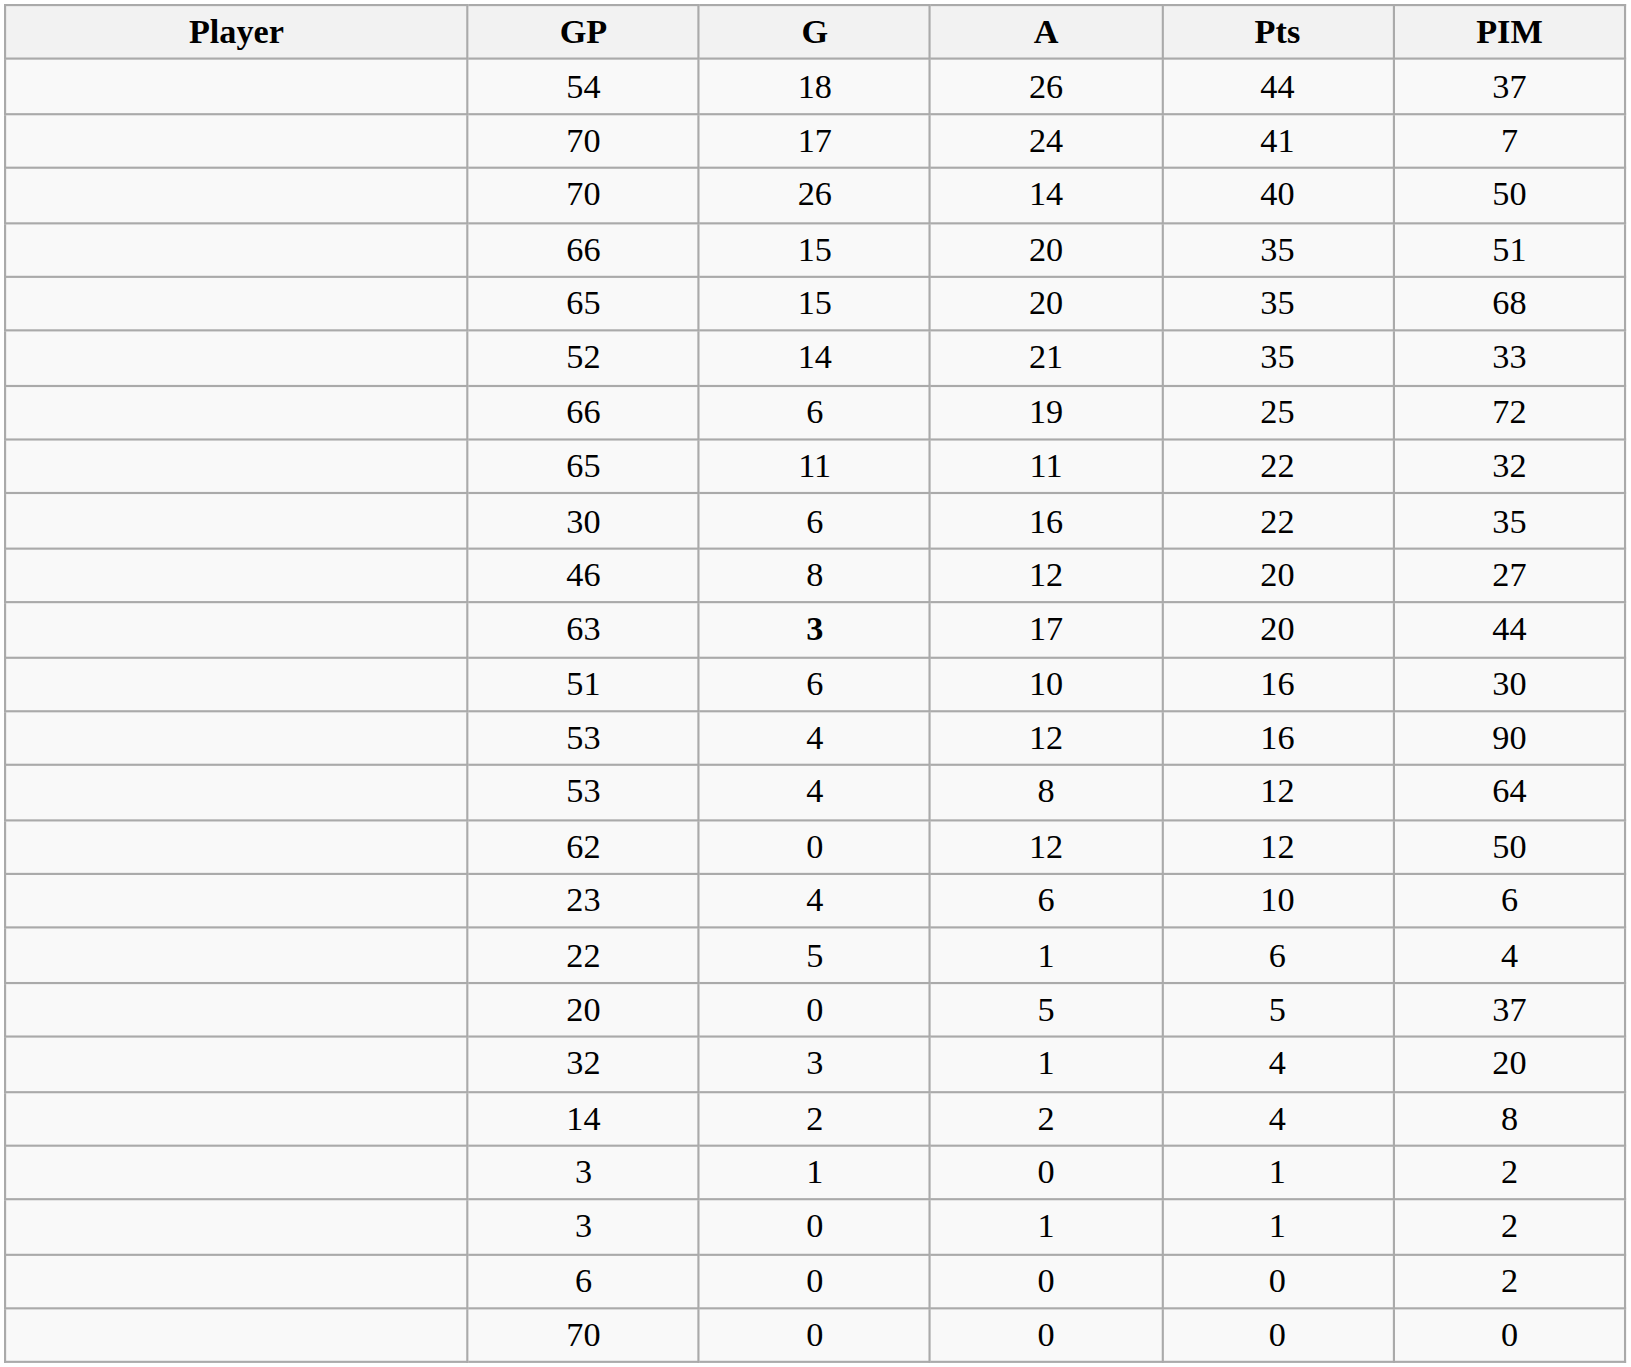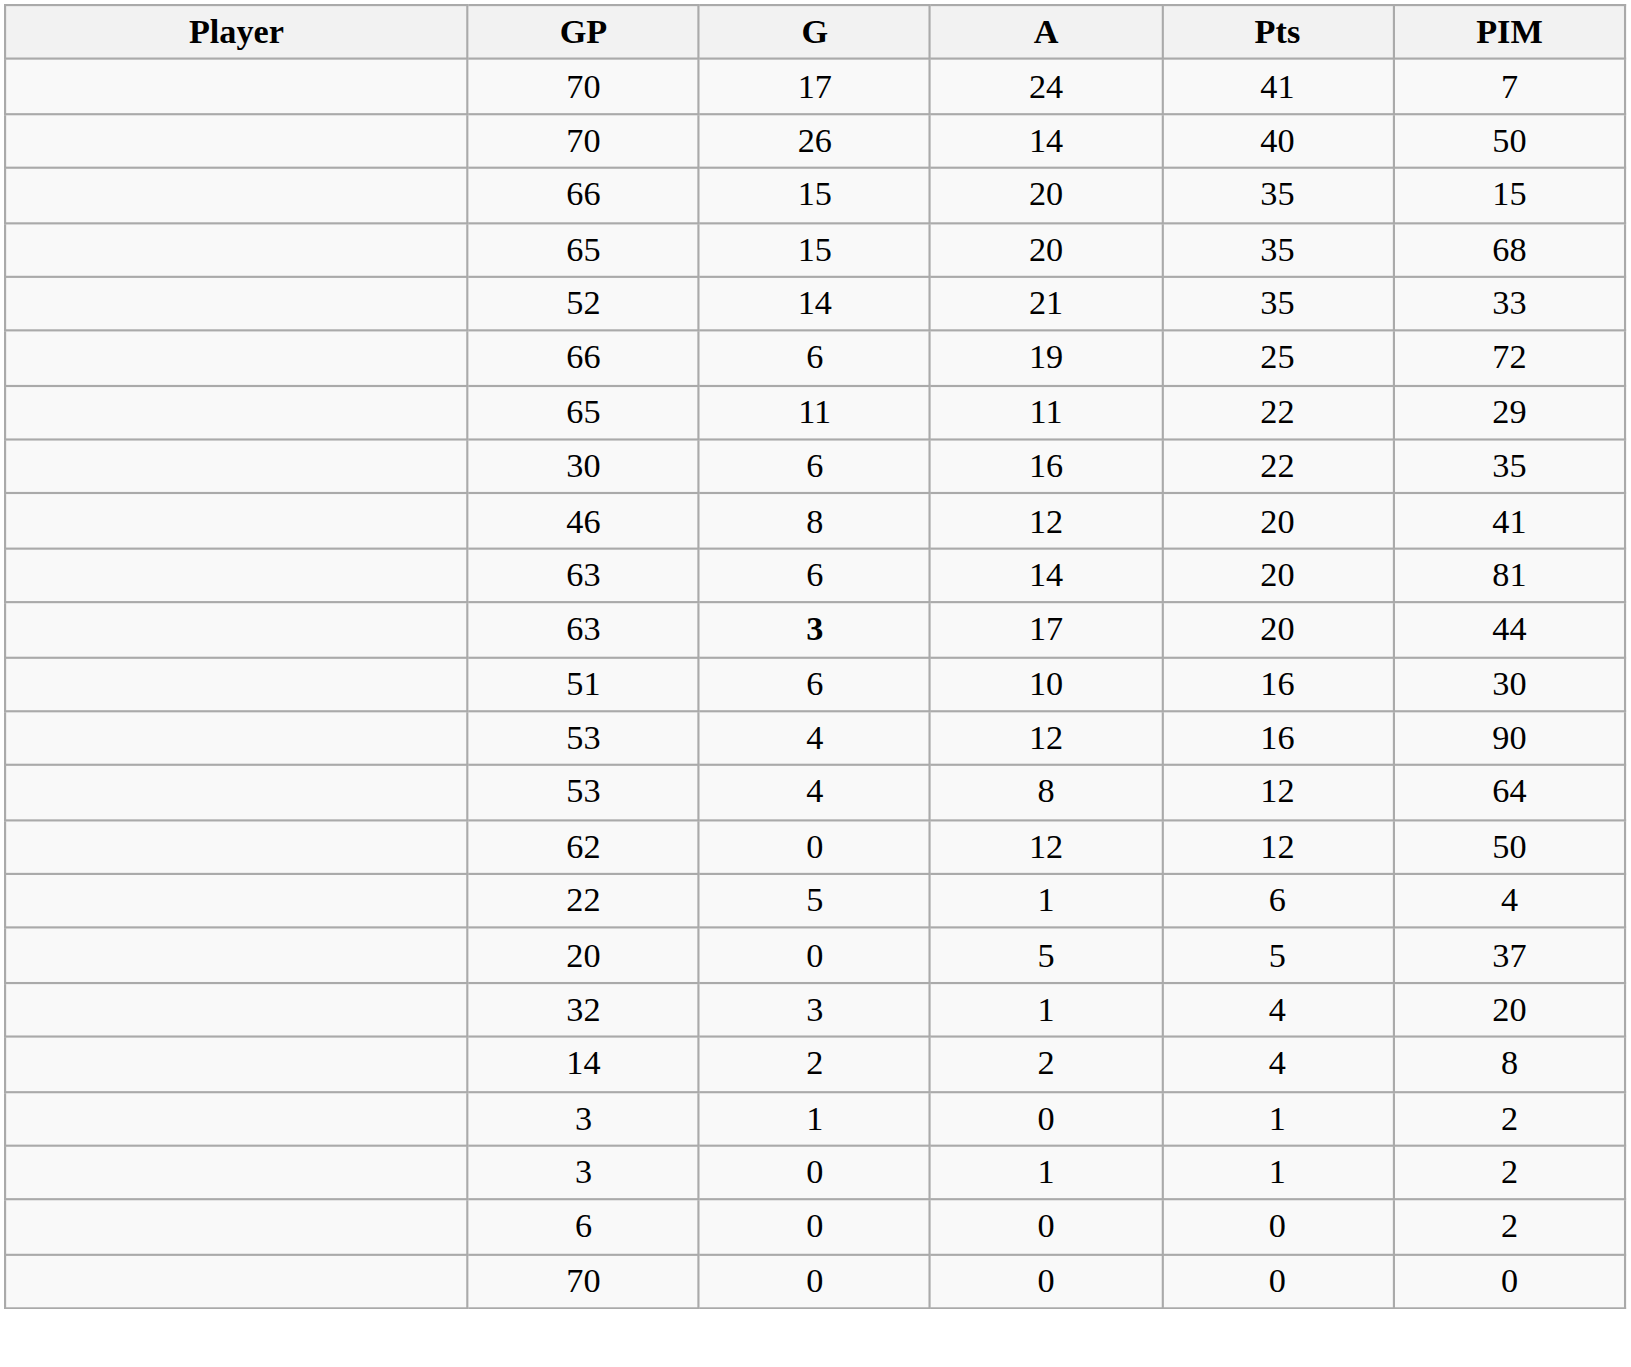- row: (583, 85)
(1509, 248) 51 -> (1509, 194) 15
(1509, 466) 32 -> (1509, 411) 29
(1509, 574) 27 -> (1509, 520) 41
+ row: (583, 574)
- row: (583, 900)
